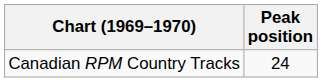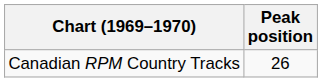(280, 63) 24 -> (280, 63) 26
